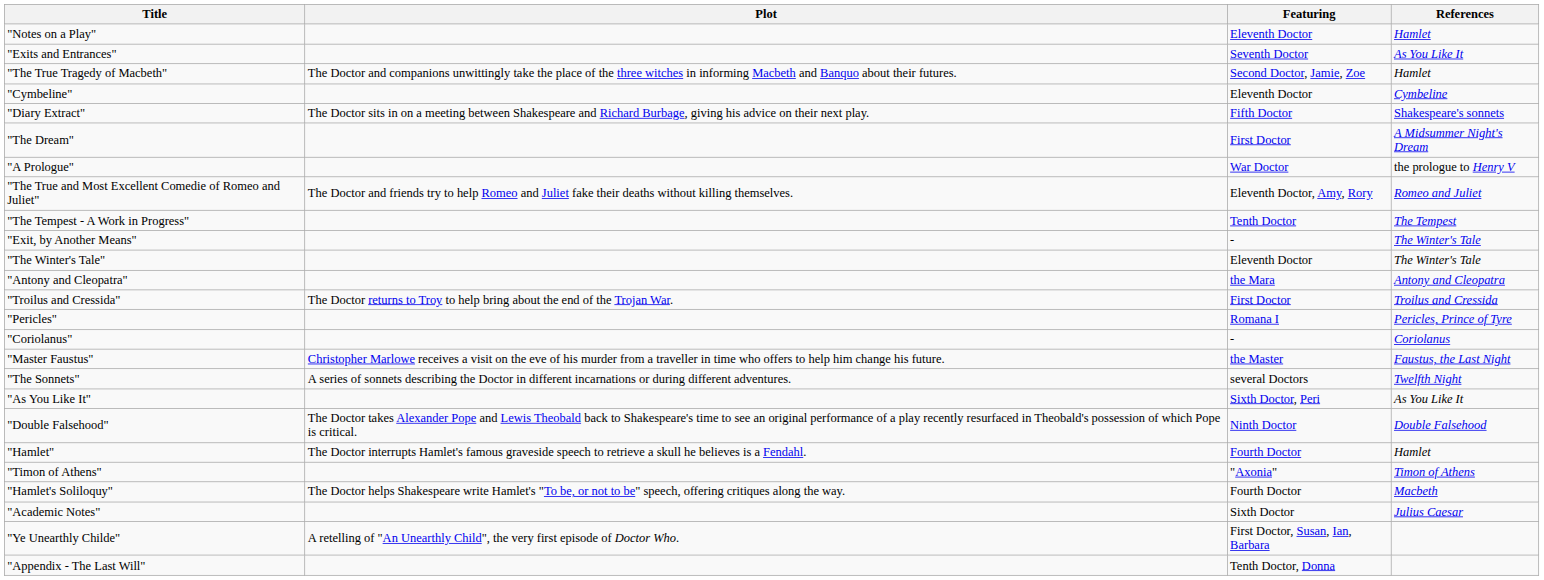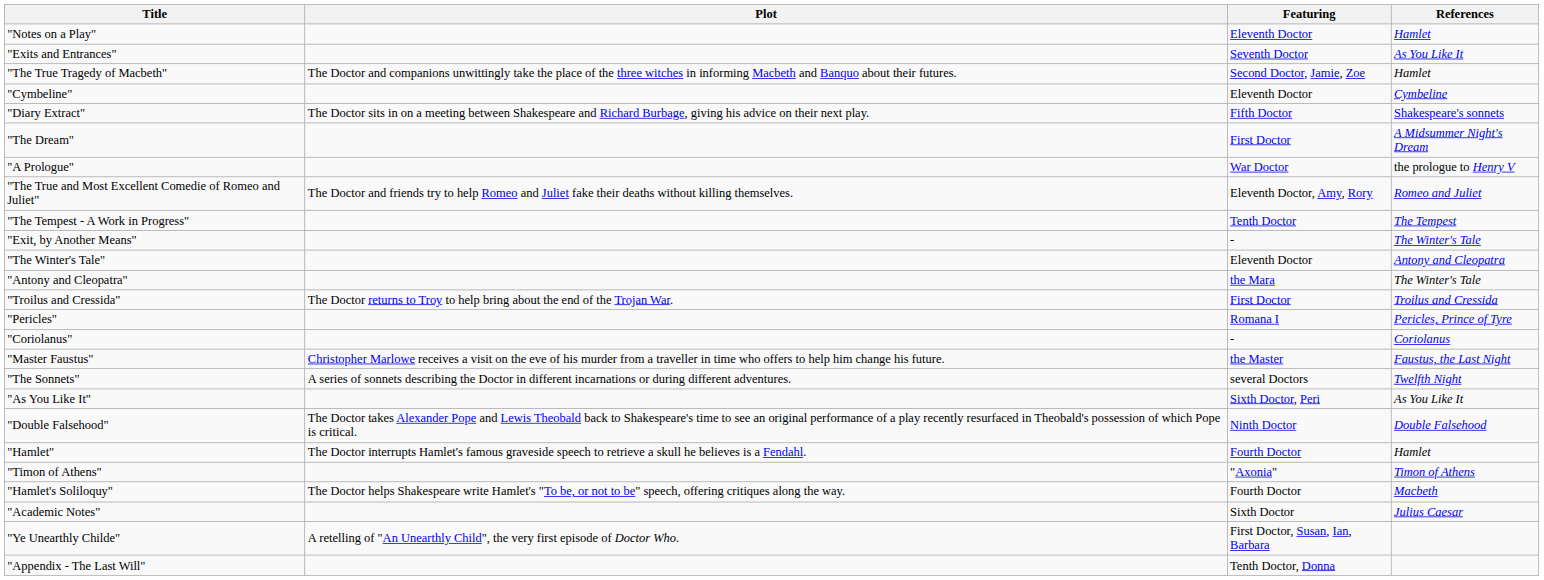(1437, 260) The Winter's Tale -> (1449, 260) Antony and Cleopatra
(1449, 279) Antony and Cleopatra -> (1437, 279) The Winter's Tale
